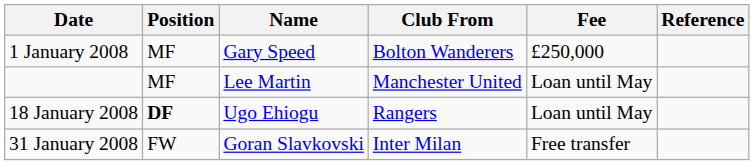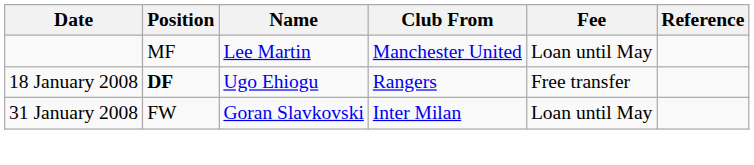- row: (69, 50)
(592, 112) Loan until May -> (580, 81) Free transfer
(580, 143) Free transfer -> (592, 112) Loan until May
